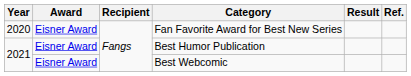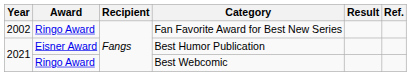(19, 29) 2020 -> (19, 29) 2002
(66, 29) Eisner Award -> (65, 29) Ringo Award
(66, 63) Eisner Award -> (65, 63) Ringo Award
